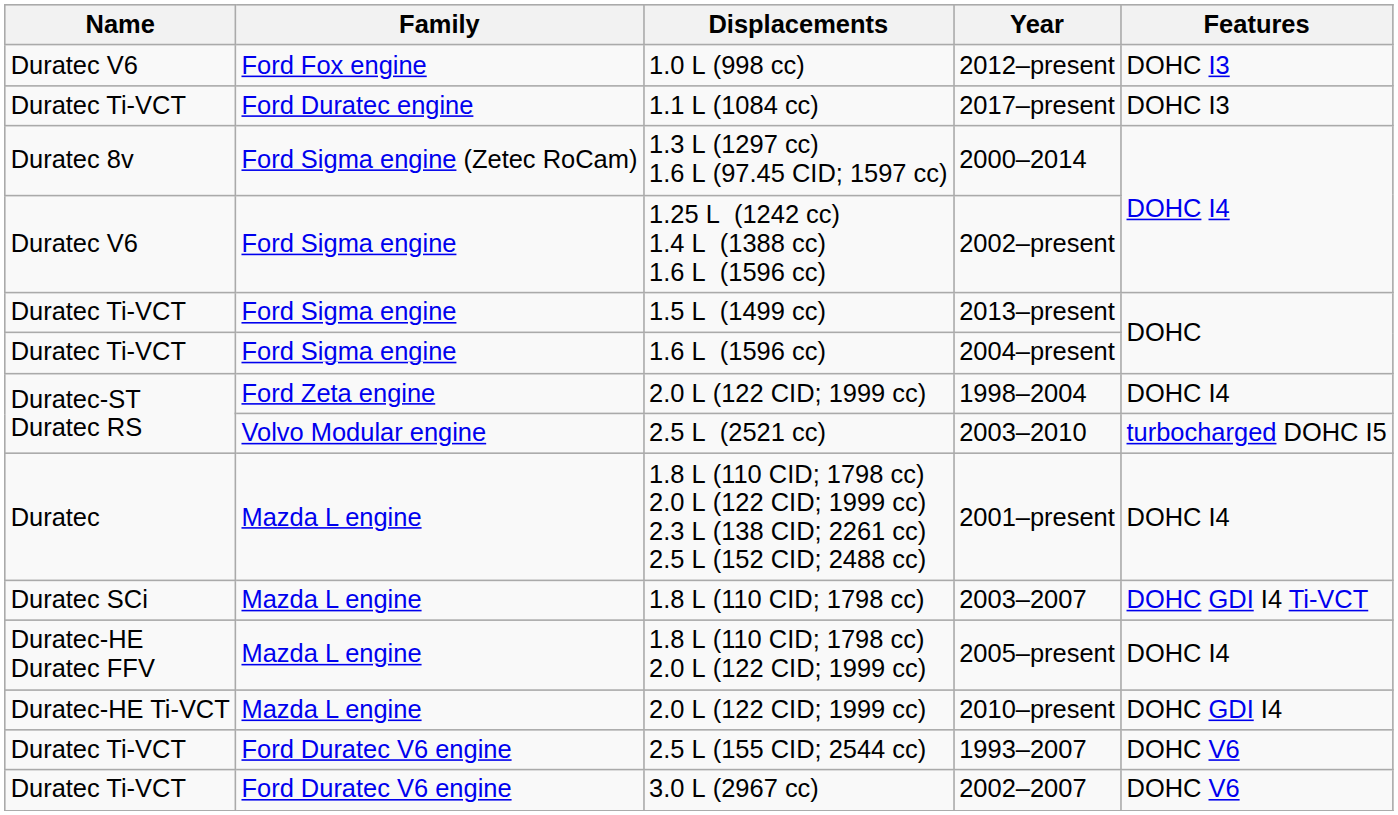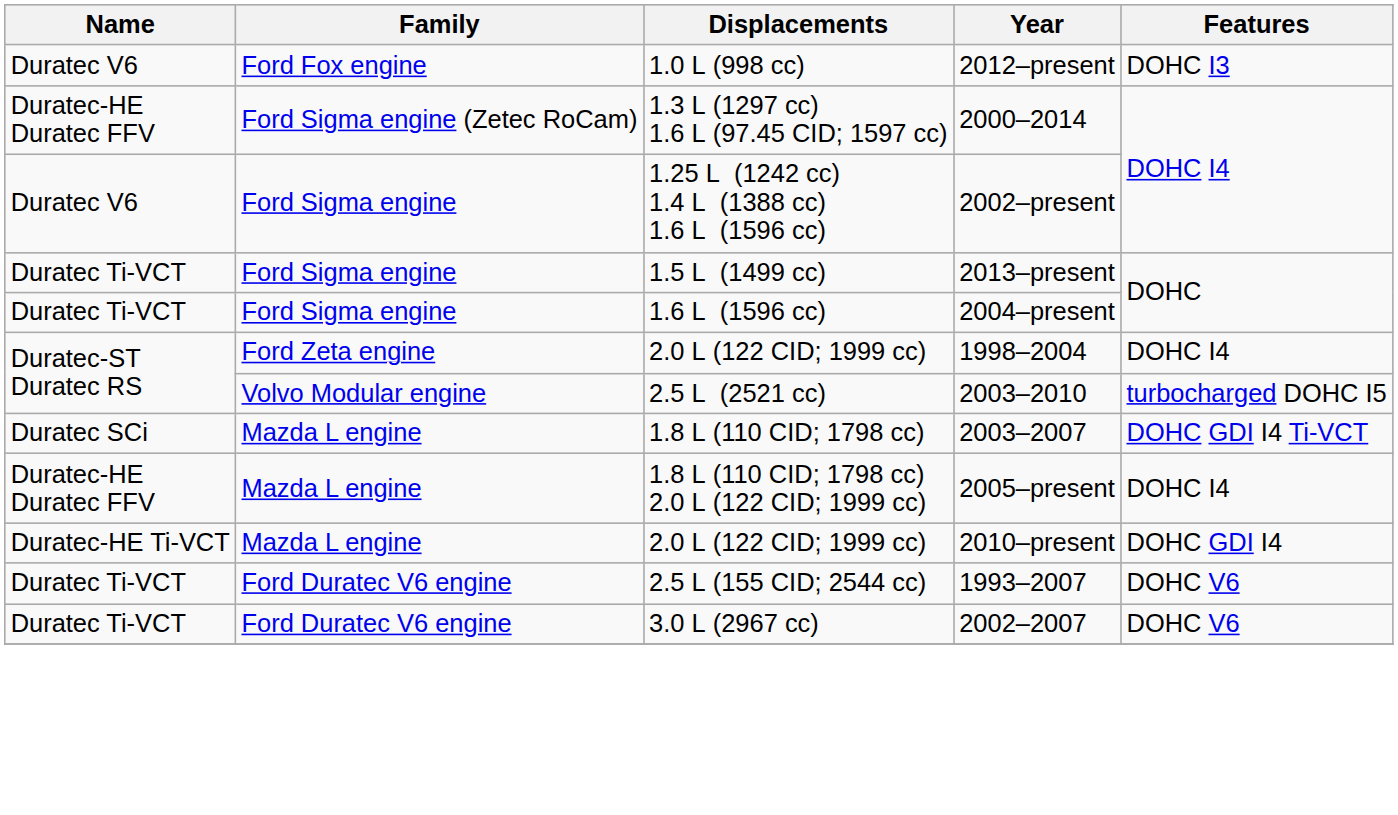- row: (1037, 105)
(72, 160) Duratec 8v -> (83, 119) Duratec-HE Duratec FFV
- row: (1037, 516)
